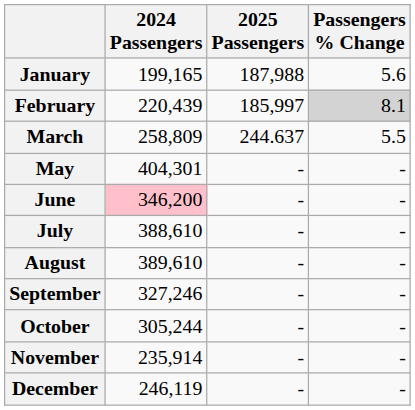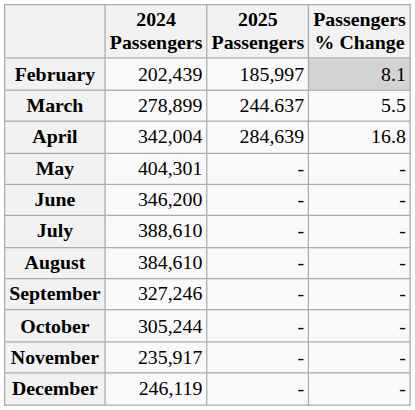- row: (55, 74)
(170, 105) 220,439 -> (170, 74) 202,439
(170, 136) 258,809 -> (170, 105) 278,899
+ row: (55, 136)
(170, 199) pink background -> (170, 199) no background
(170, 262) 389,610 -> (170, 262) 384,610
(170, 357) 235,914 -> (170, 357) 235,917
